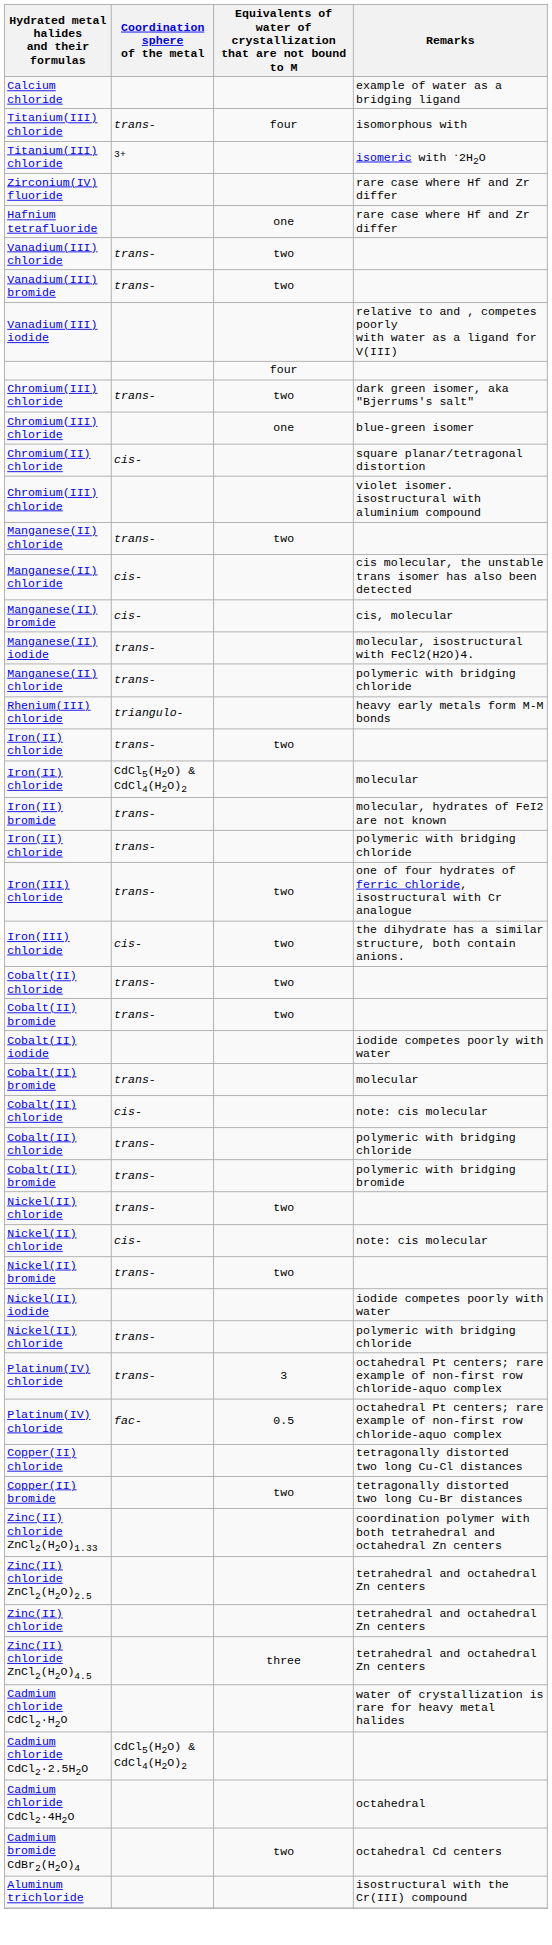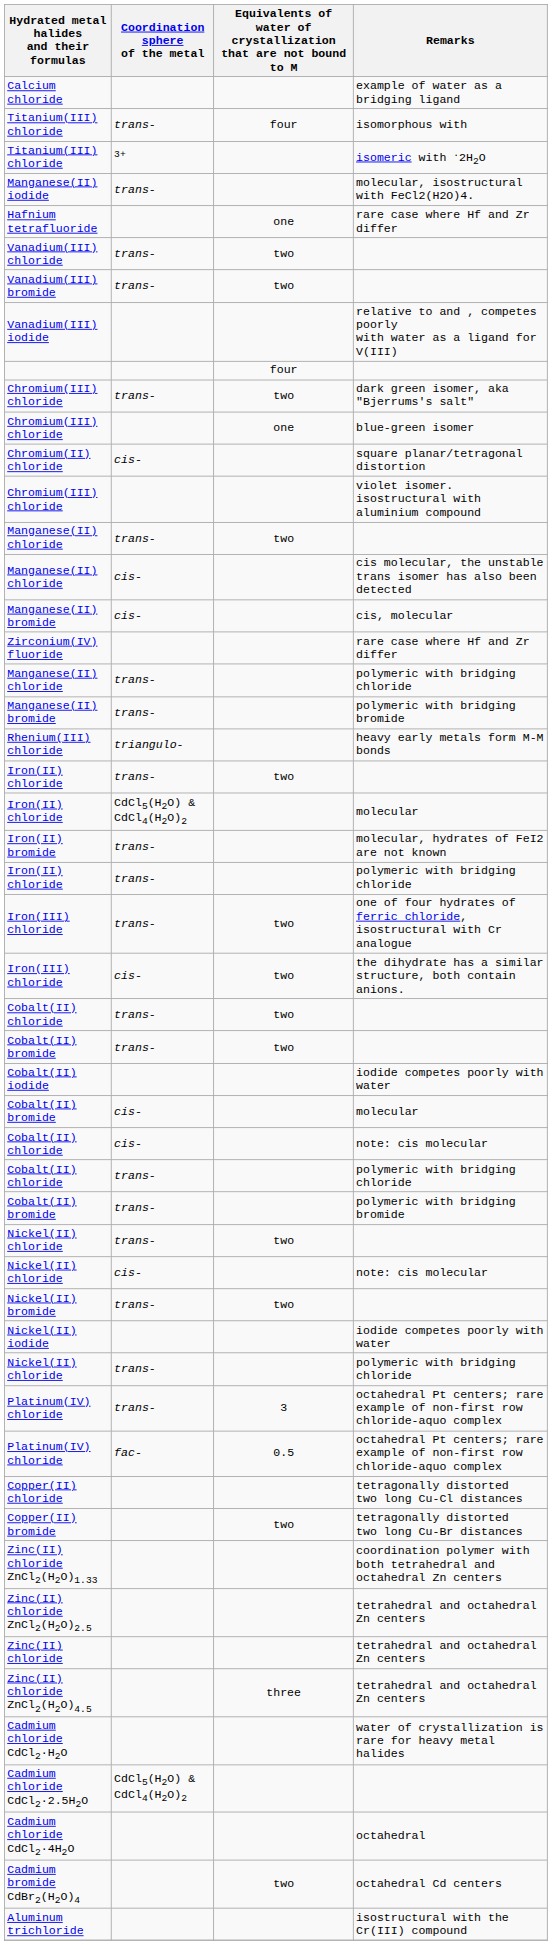rows swapped: (52, 189) <-> (52, 648)
+ row: (52, 713)
(135, 1079) trans- -> (128, 1112) cis-
